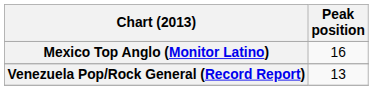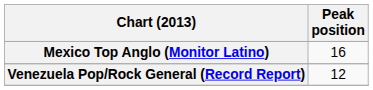(338, 74) 13 -> (338, 74) 12
